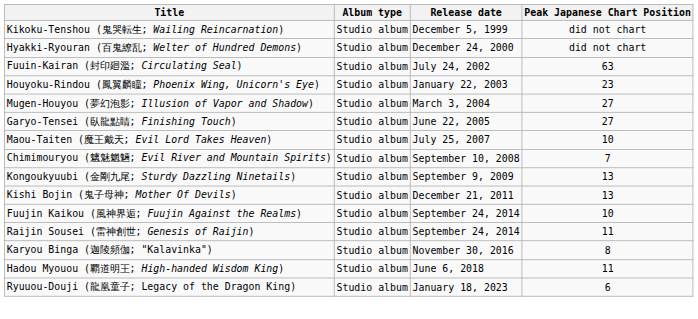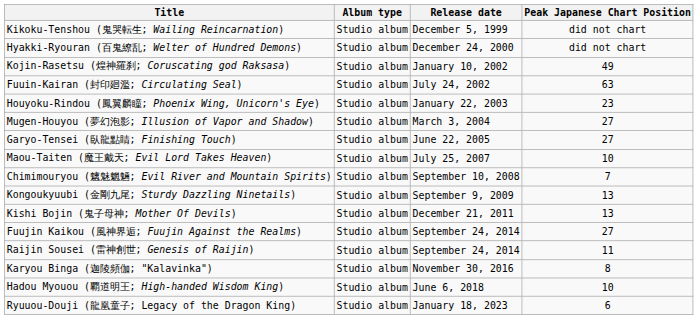+ row: (148, 66)
(608, 213) 10 -> (608, 232) 27
(608, 269) 11 -> (608, 287) 10
